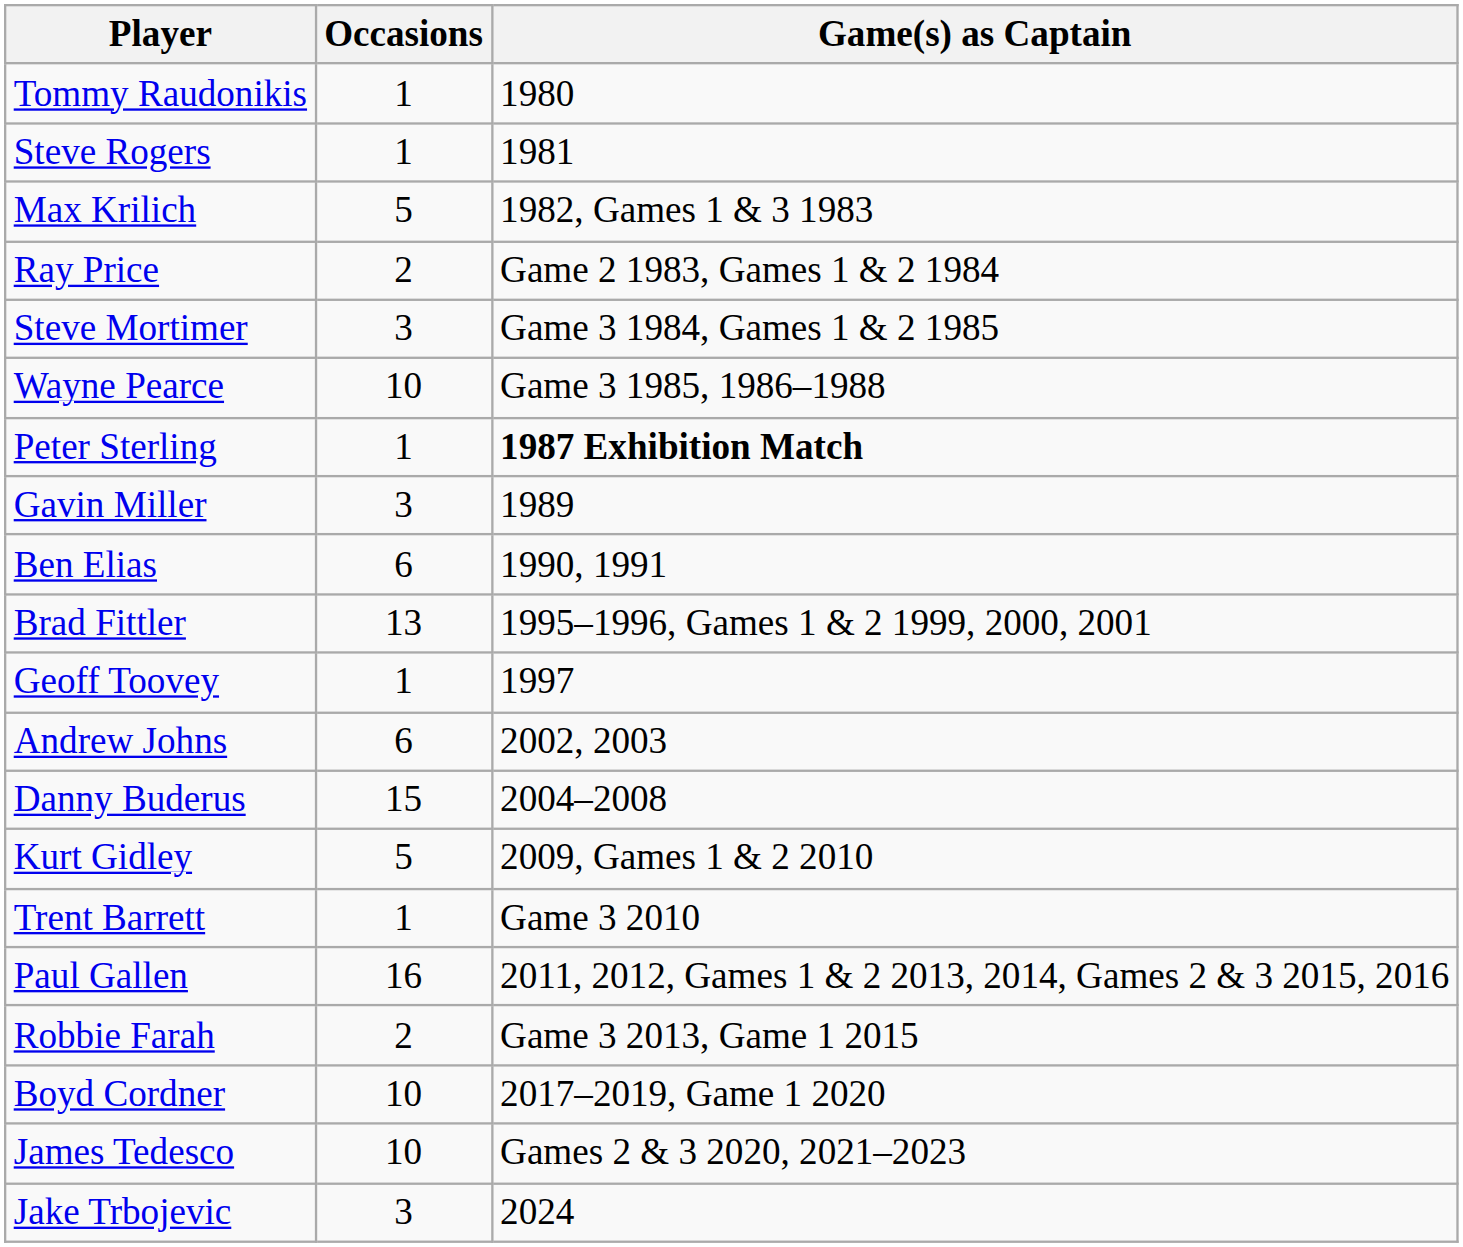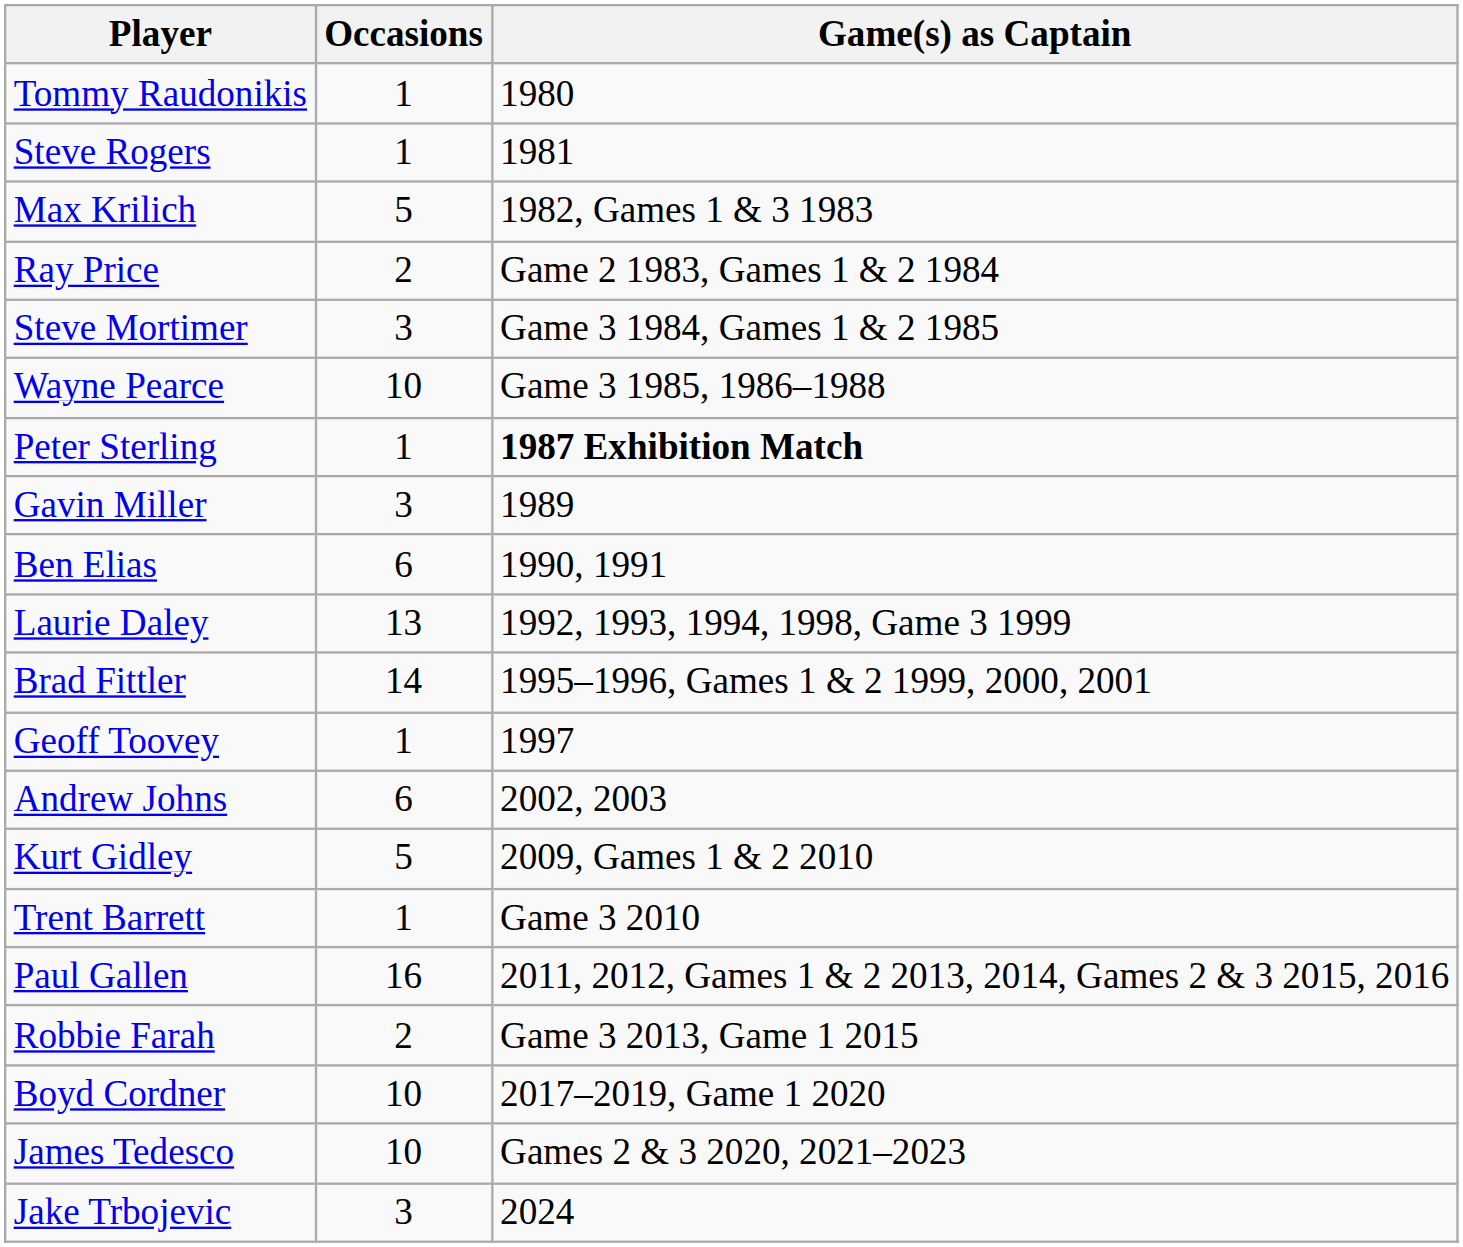+ row: (111, 622)
(404, 622) 13 -> (404, 681) 14
- row: (130, 799)
